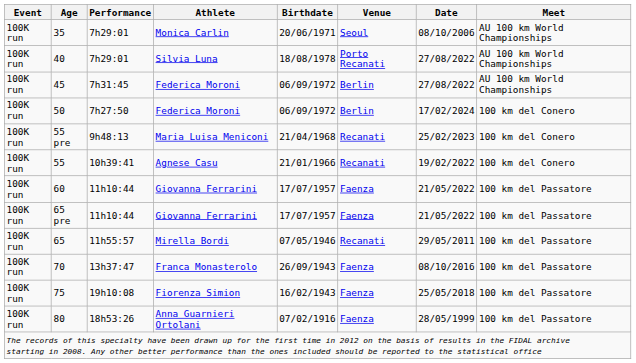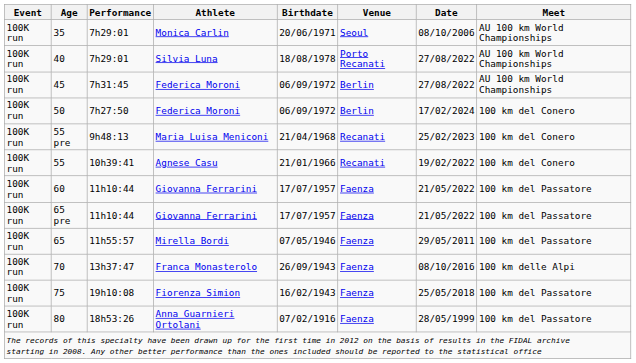(363, 241) Recanati -> (357, 241) Faenza
(535, 267) 100 km del Passatore -> (527, 267) 100 km delle Alpi
